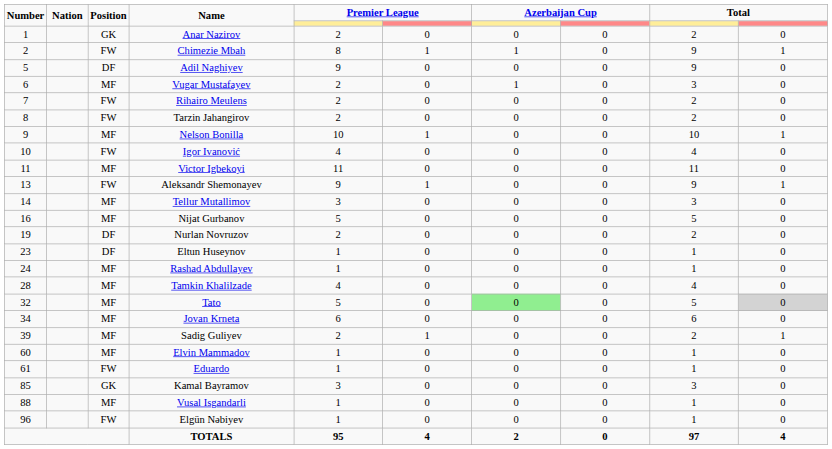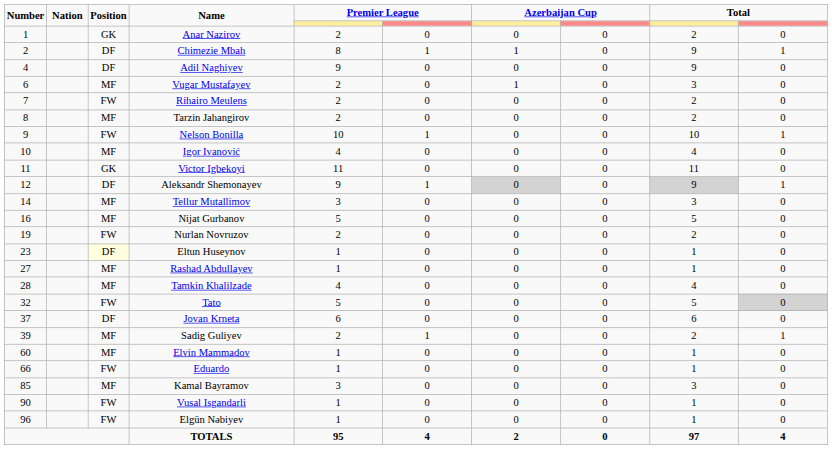(109, 51) FW -> (109, 51) DF
(26, 67) 5 -> (26, 67) 4
(109, 118) FW -> (109, 118) MF
(109, 134) MF -> (109, 134) FW
(109, 151) FW -> (109, 151) MF
(109, 168) MF -> (109, 168) GK
(26, 185) 13 -> (26, 185) 12
(109, 185) FW -> (109, 185) DF
(516, 185) no background -> (516, 185) lightgrey background
(694, 185) no background -> (694, 185) lightgrey background
(109, 235) DF -> (109, 235) FW
(109, 252) no background -> (109, 252) lightyellow background
(26, 268) 24 -> (26, 268) 27
(109, 302) MF -> (109, 302) FW
(516, 302) lightgreen background -> (516, 302) no background
(26, 319) 34 -> (26, 319) 37
(109, 319) MF -> (109, 319) DF
(26, 369) 61 -> (26, 369) 66
(109, 386) GK -> (109, 386) MF
(26, 402) 88 -> (26, 402) 90
(109, 402) MF -> (109, 402) FW
